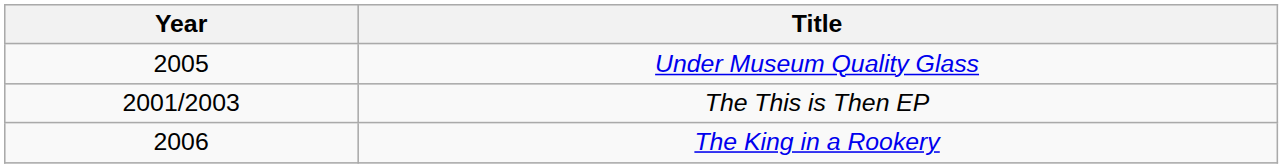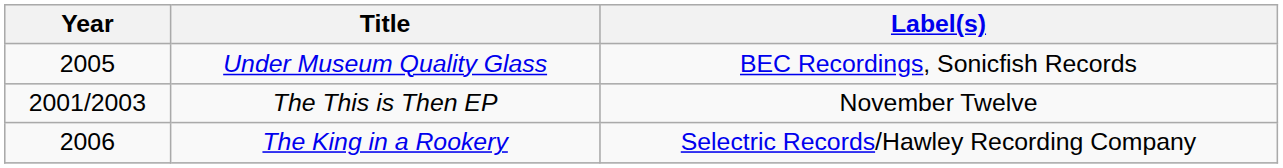+ column: (939, 24)
